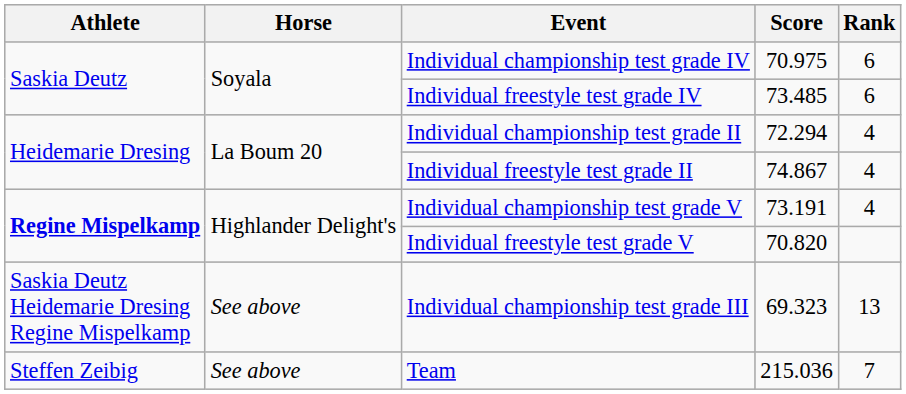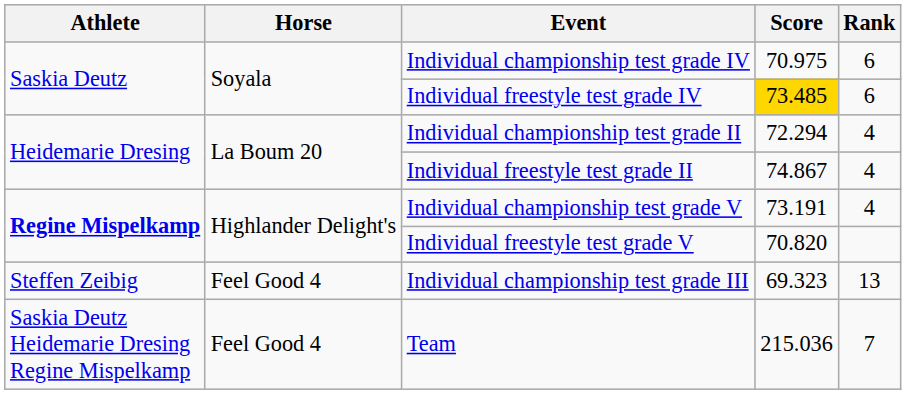(797, 96) no background -> (797, 96) gold background
(100, 307) Saskia Deutz Heidemarie Dresing Regine Mispelkamp -> (74, 280) Steffen Zeibig
(256, 307) See above -> (266, 280) Feel Good 4
(74, 370) Steffen Zeibig -> (100, 344) Saskia Deutz Heidemarie Dresing Regine Mispelkamp
(256, 370) See above -> (266, 344) Feel Good 4
